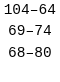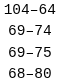+ row: (30, 53)
